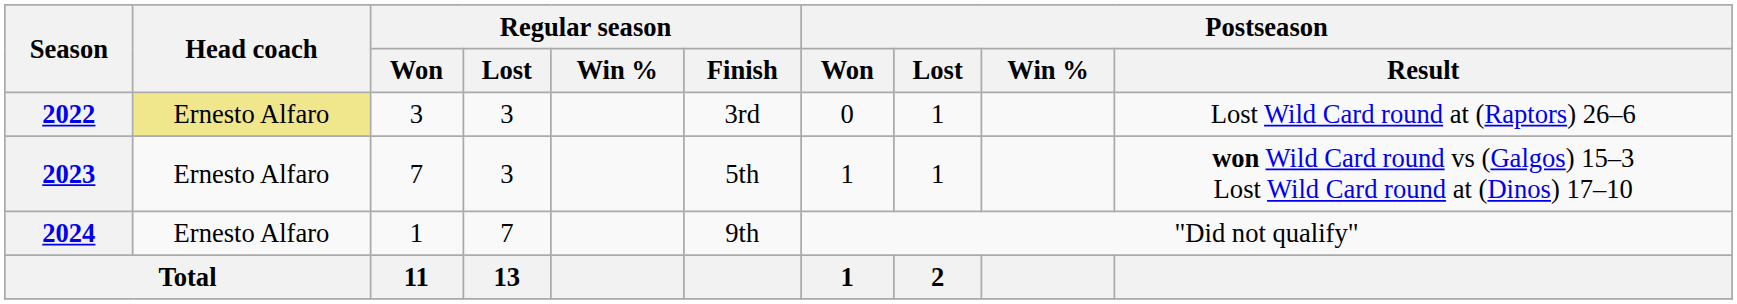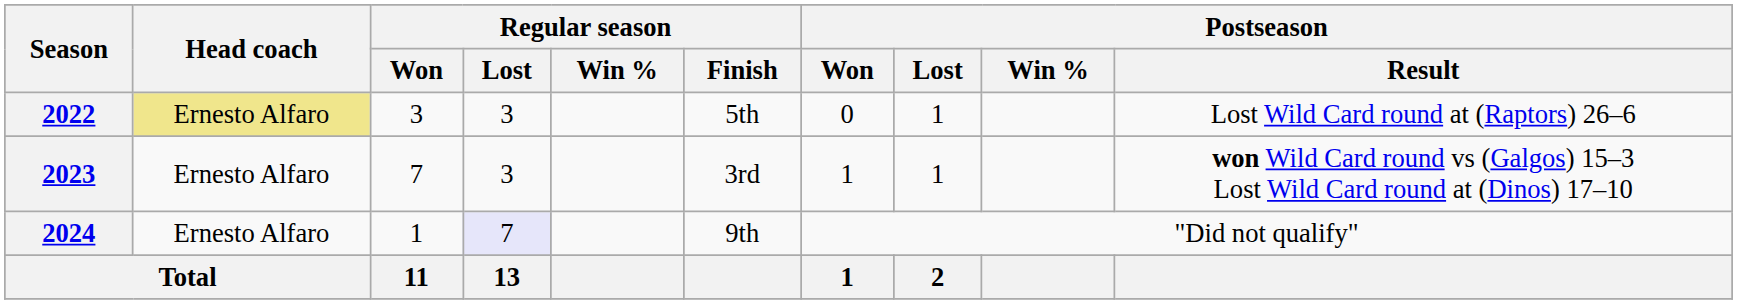(742, 114) 3rd -> (742, 114) 5th
(742, 173) 5th -> (742, 173) 3rd
(507, 233) no background -> (507, 233) lavender background
